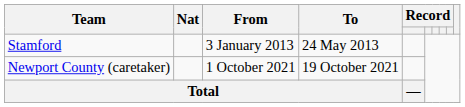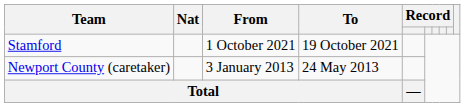(250, 45) 3 January 2013 -> (251, 45) 1 October 2021
(340, 45) 24 May 2013 -> (350, 45) 19 October 2021
(251, 68) 1 October 2021 -> (250, 68) 3 January 2013
(350, 68) 19 October 2021 -> (340, 68) 24 May 2013
